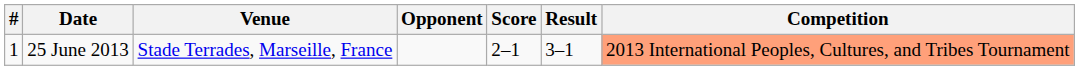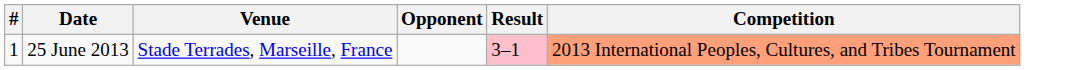- column: (514, 19)
(560, 49) no background -> (506, 49) pink background
